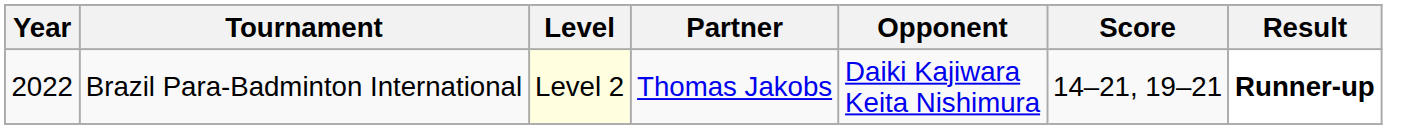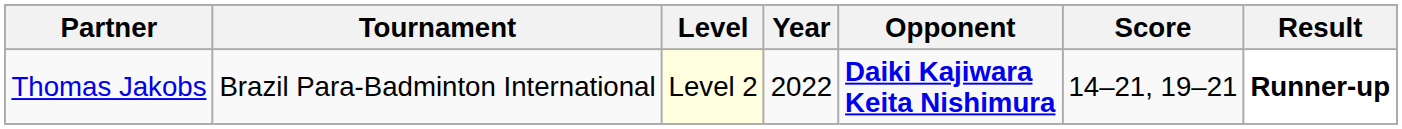columns swapped: (42, 27) <-> (735, 27)
(943, 86) normal -> (950, 86) bold
